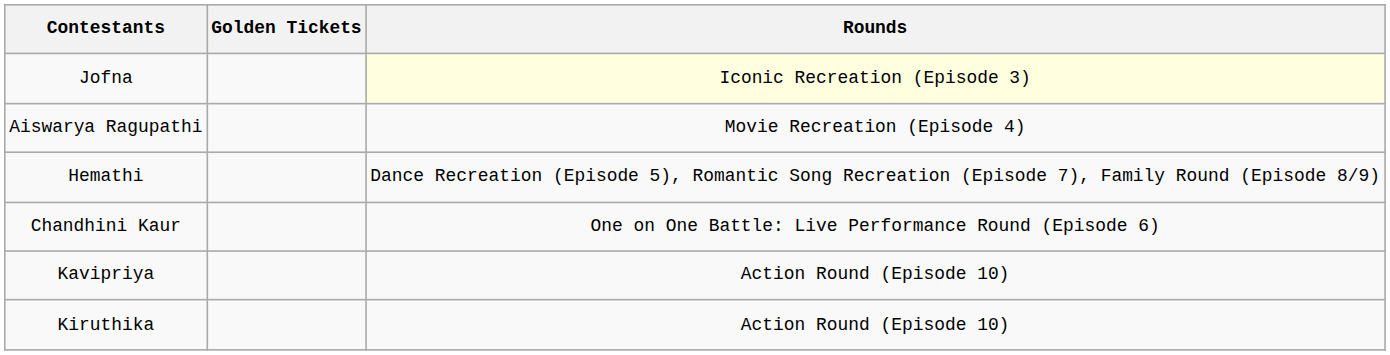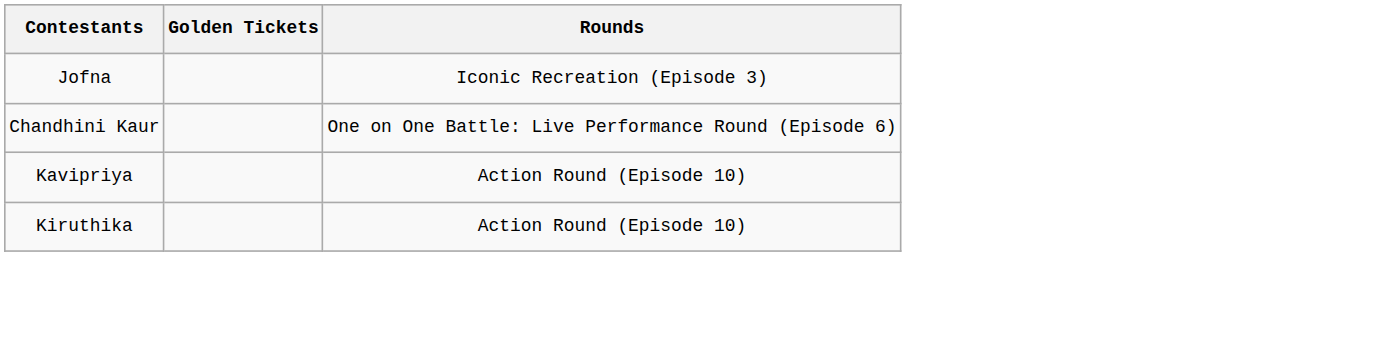(875, 78) lightyellow background -> (612, 78) no background
- row: (106, 127)
- row: (106, 176)
